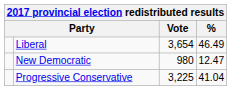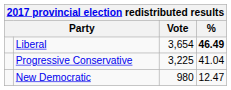(211, 45) normal -> (211, 45) bold
rows swapped: (74, 77) <-> (53, 61)
